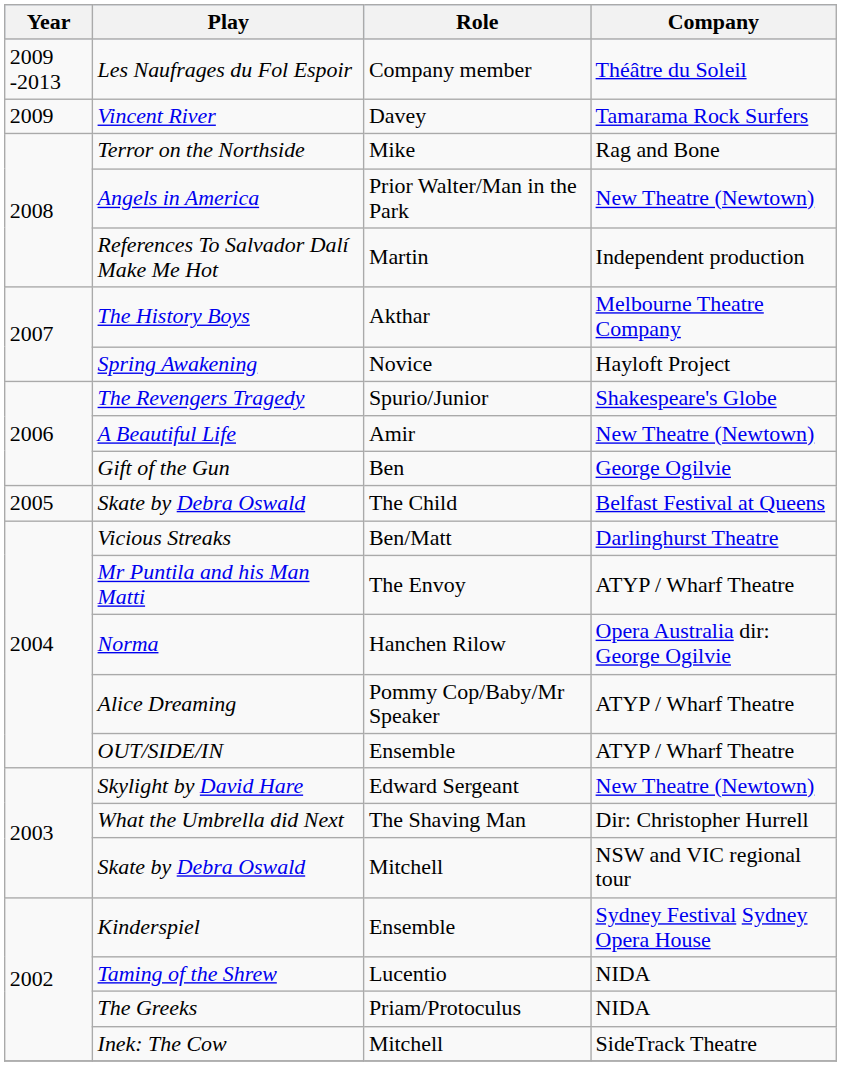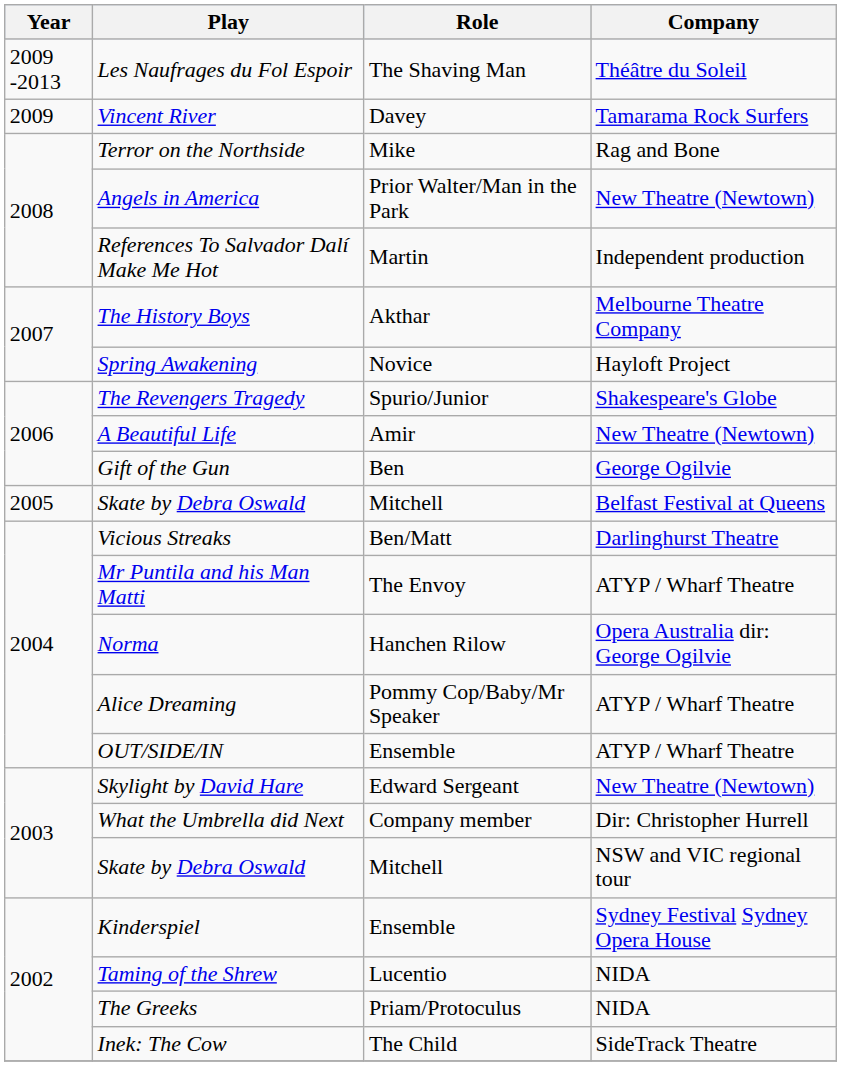(450, 68) Company member -> (447, 68) The Shaving Man
(413, 502) The Child -> (406, 502) Mitchell
(447, 820) The Shaving Man -> (450, 820) Company member
(406, 1043) Mitchell -> (413, 1043) The Child
